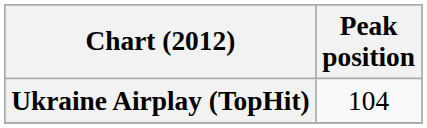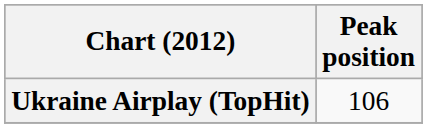(369, 100) 104 -> (369, 100) 106
